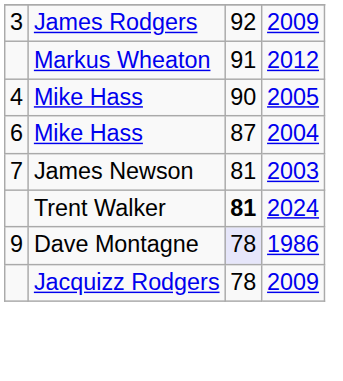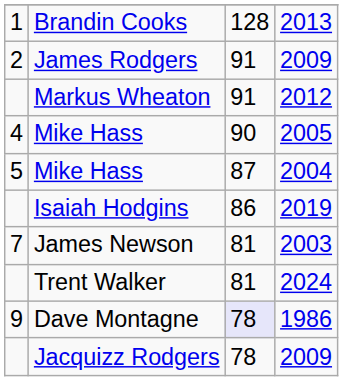+ row: (111, 23)
(17, 23) 3 -> (17, 60) 2
(243, 23) 92 -> (243, 60) 91
(17, 134) 6 -> (17, 171) 5
+ row: (111, 208)
(243, 208) bold -> (243, 282) normal
